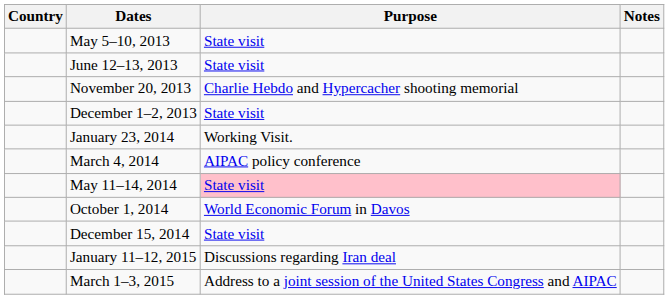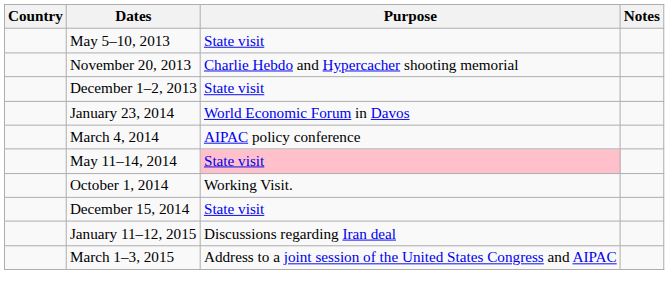- row: (124, 64)
(248, 137) Working Visit. -> (307, 112) World Economic Forum in Davos
(307, 209) World Economic Forum in Davos -> (248, 185) Working Visit.
